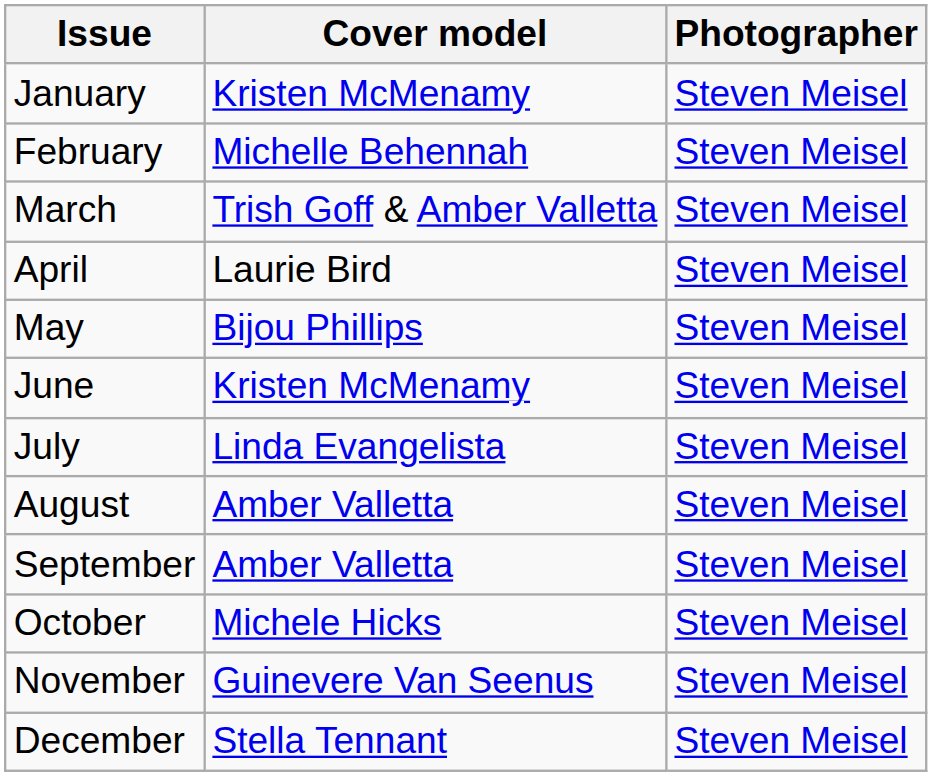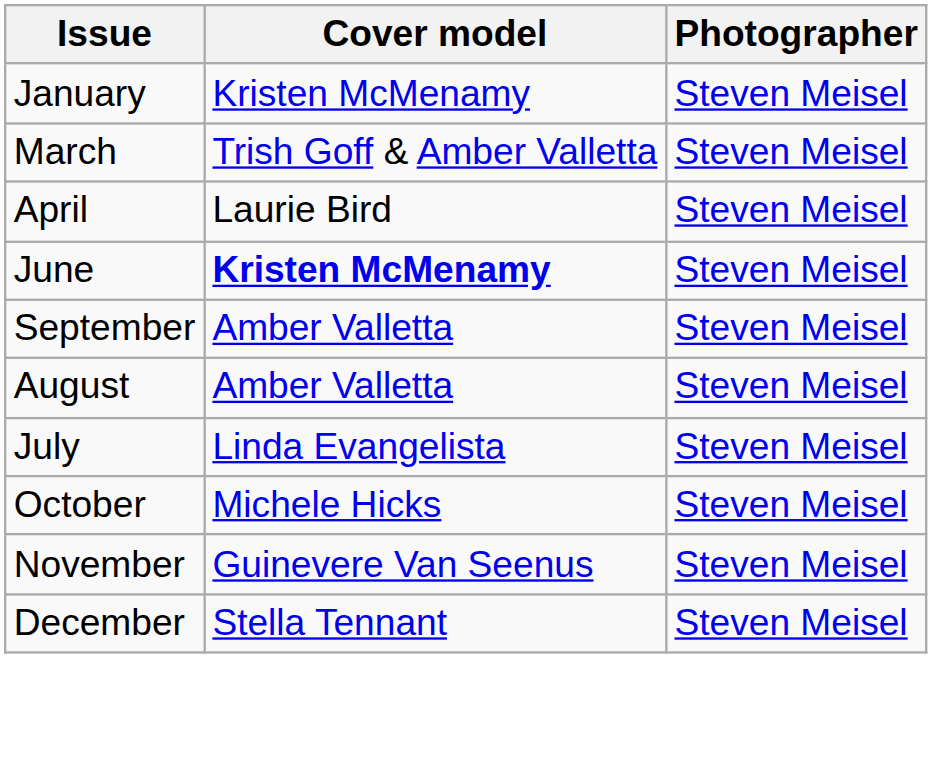- row: (88, 151)
- row: (49, 328)
(371, 387) normal -> (382, 269) bold
rows swapped: (47, 446) <-> (105, 563)
